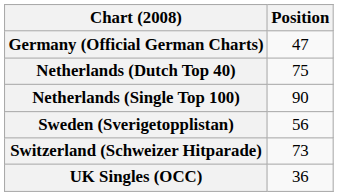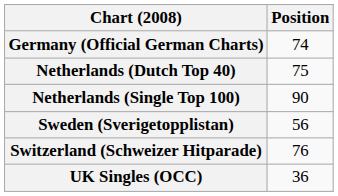(300, 44) 47 -> (300, 44) 74
(300, 151) 73 -> (300, 151) 76
